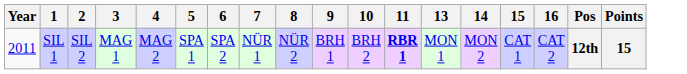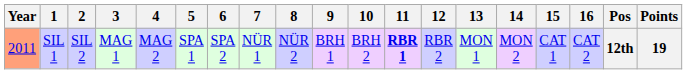+ column: (439, 16)
(22, 48) no background -> (22, 48) lightsalmon background
(624, 48) 15 -> (659, 48) 19
